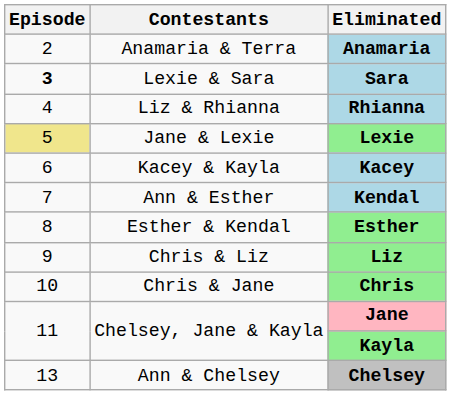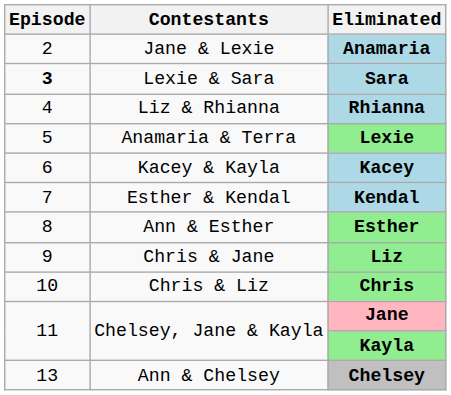(209, 49) Anamaria & Terra -> (209, 49) Jane & Lexie
(47, 138) khaki background -> (47, 138) no background
(209, 138) Jane & Lexie -> (209, 138) Anamaria & Terra
(209, 198) Ann & Esther -> (209, 198) Esther & Kendal
(209, 227) Esther & Kendal -> (209, 227) Ann & Esther
(209, 257) Chris & Liz -> (209, 257) Chris & Jane
(209, 286) Chris & Jane -> (209, 286) Chris & Liz
